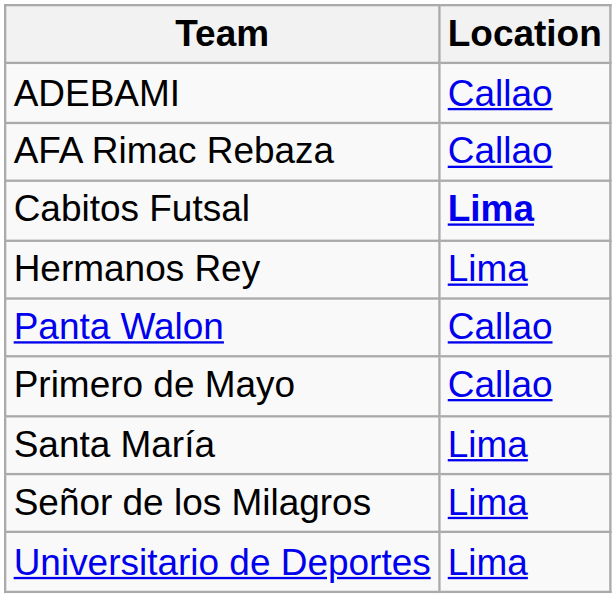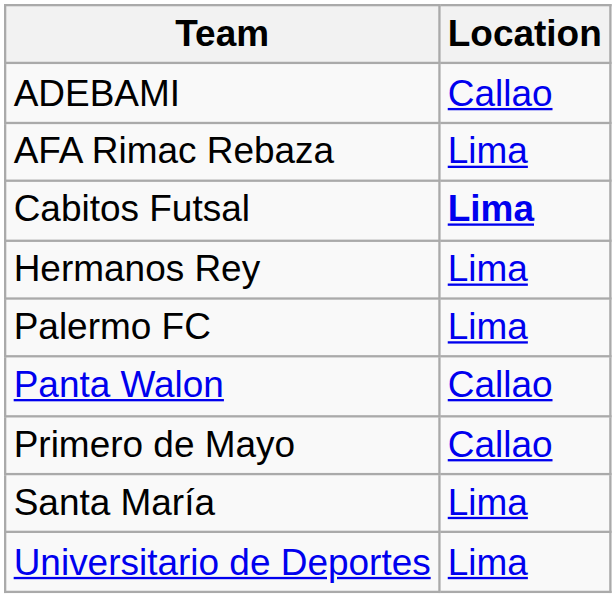(500, 151) Callao -> (488, 151) Lima
+ row: (112, 326)
- row: (192, 502)
